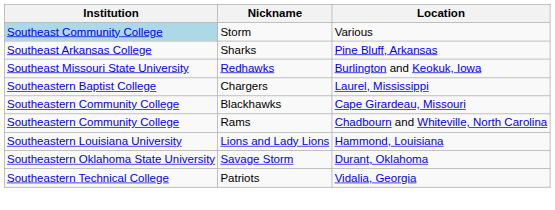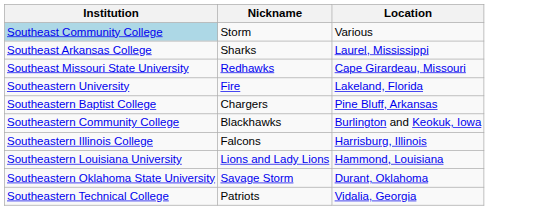(386, 50) Pine Bluff, Arkansas -> (382, 50) Laurel, Mississippi
(408, 68) Burlington and Keokuk, Iowa -> (400, 68) Cape Girardeau, Missouri
+ row: (230, 86)
(382, 86) Laurel, Mississippi -> (386, 104) Pine Bluff, Arkansas
(400, 104) Cape Girardeau, Missouri -> (408, 123) Burlington and Keokuk, Iowa
- row: (235, 123)
+ row: (241, 141)
